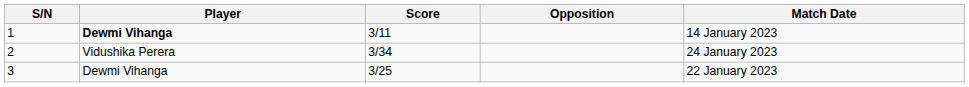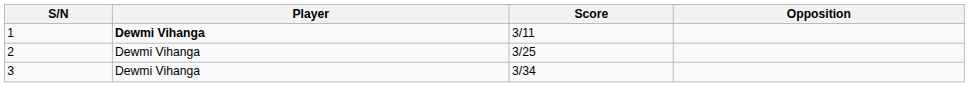- column: (824, 14)
(129, 52) Vidushika Perera -> (157, 52) Dewmi Vihanga
(380, 52) 3/34 -> (524, 52) 3/25
(380, 71) 3/25 -> (524, 71) 3/34
